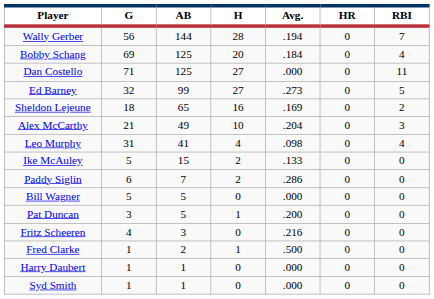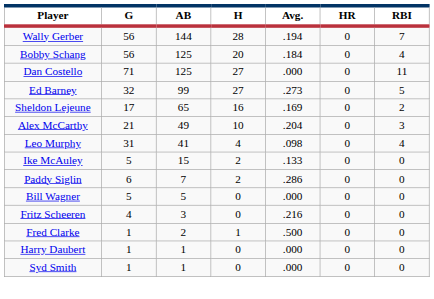(129, 54) 69 -> (129, 54) 56
(129, 107) 18 -> (129, 107) 17
- row: (53, 214)
